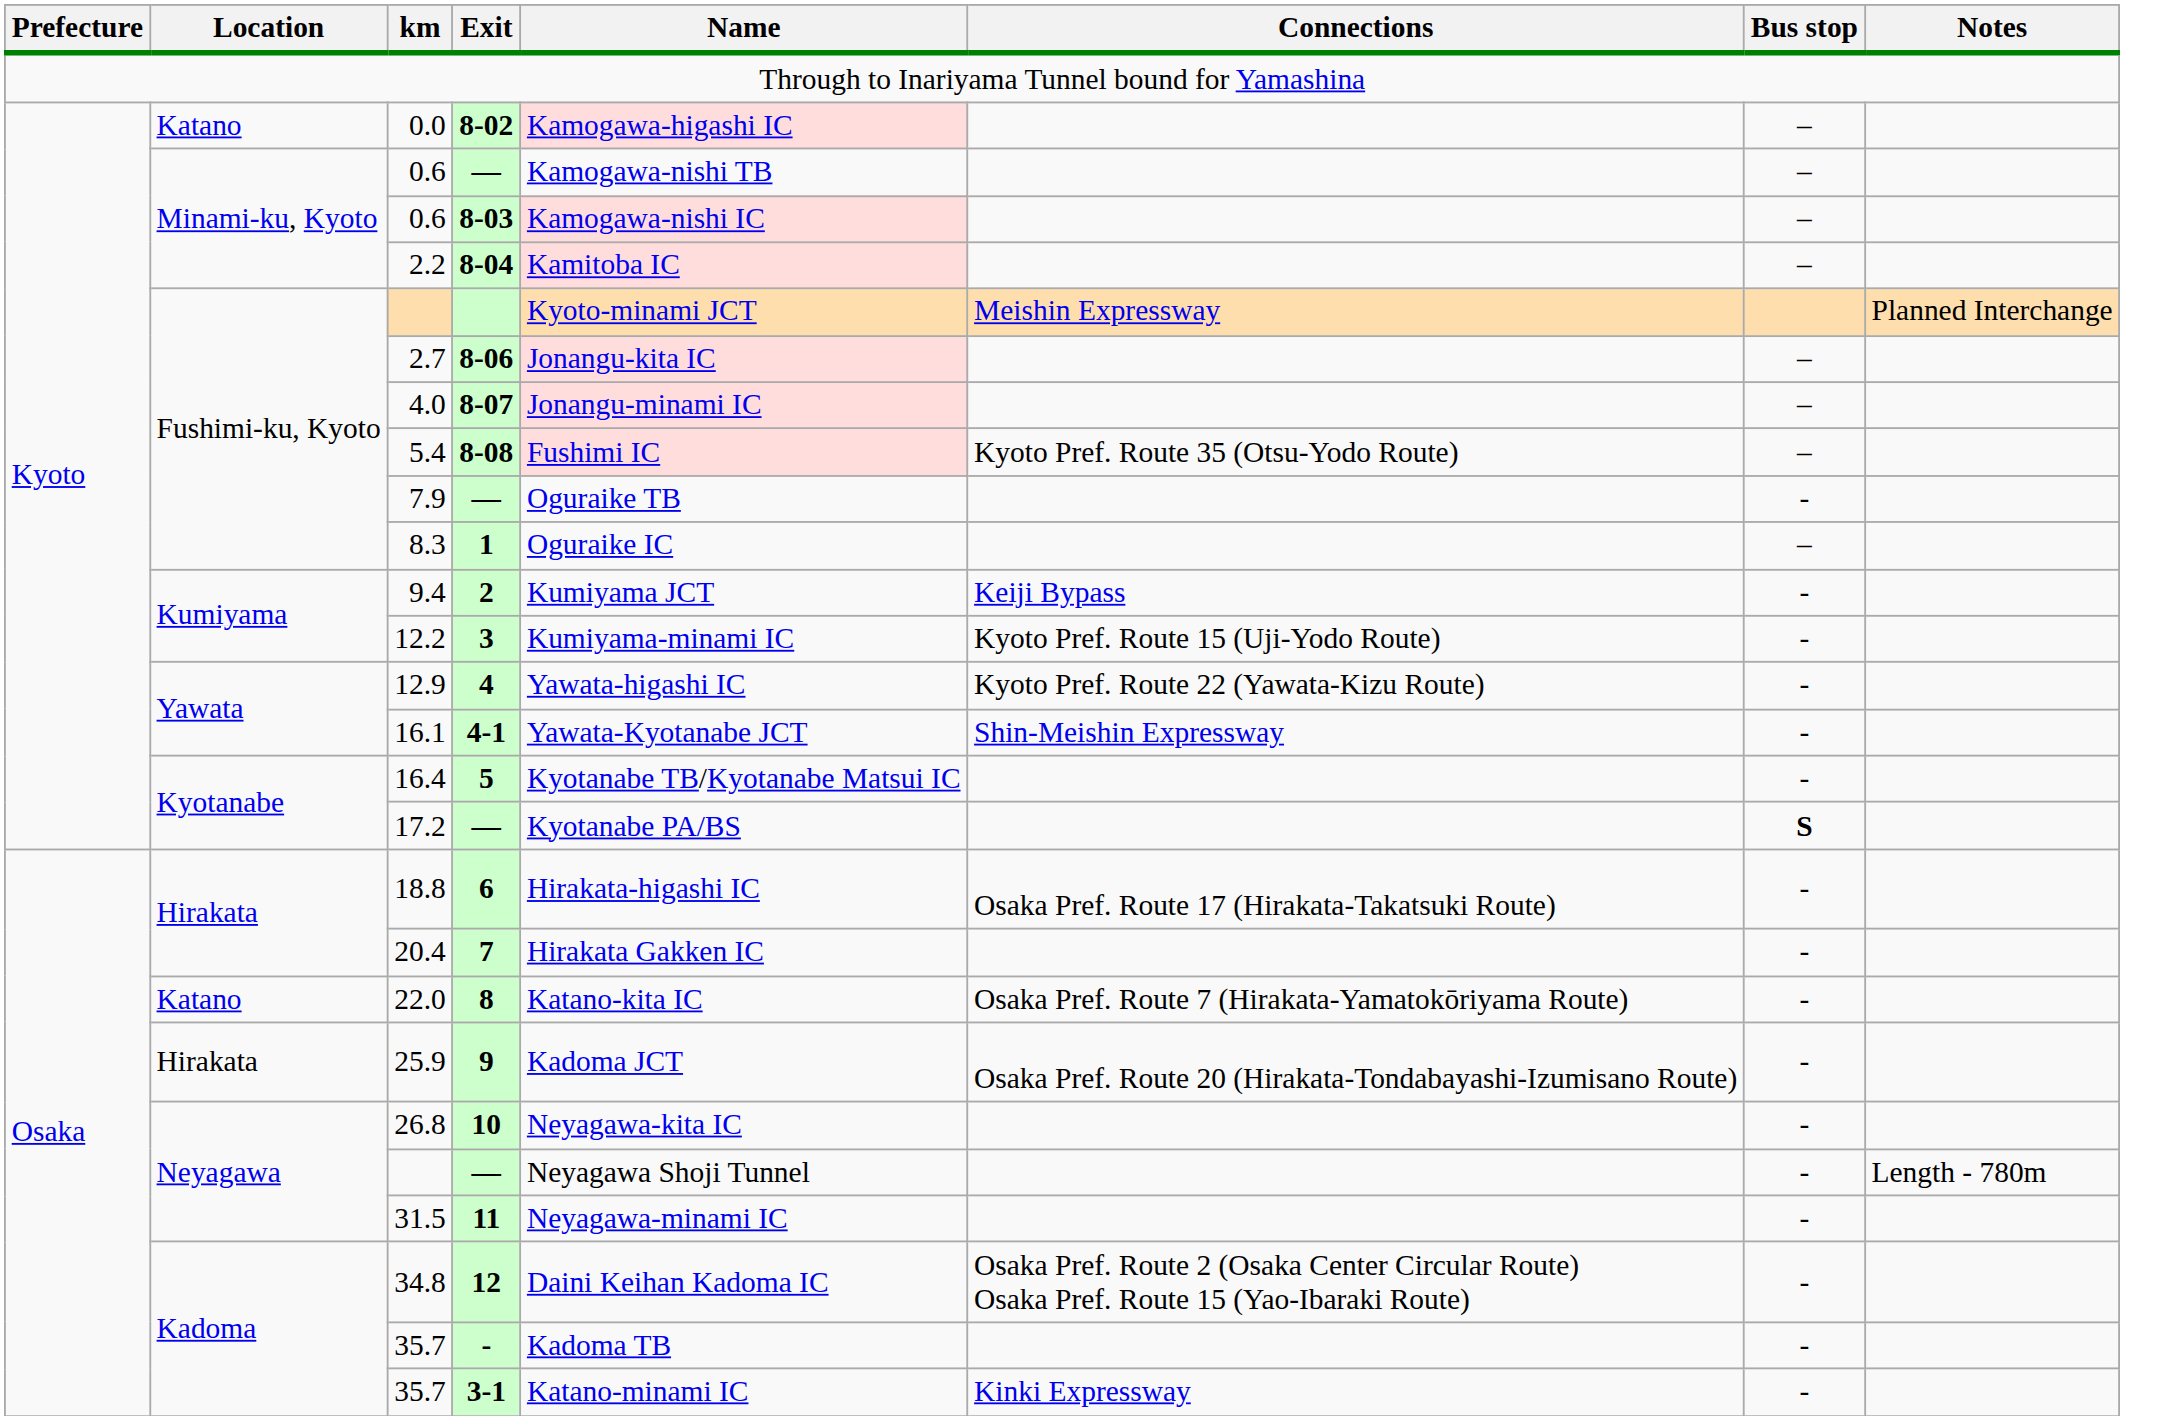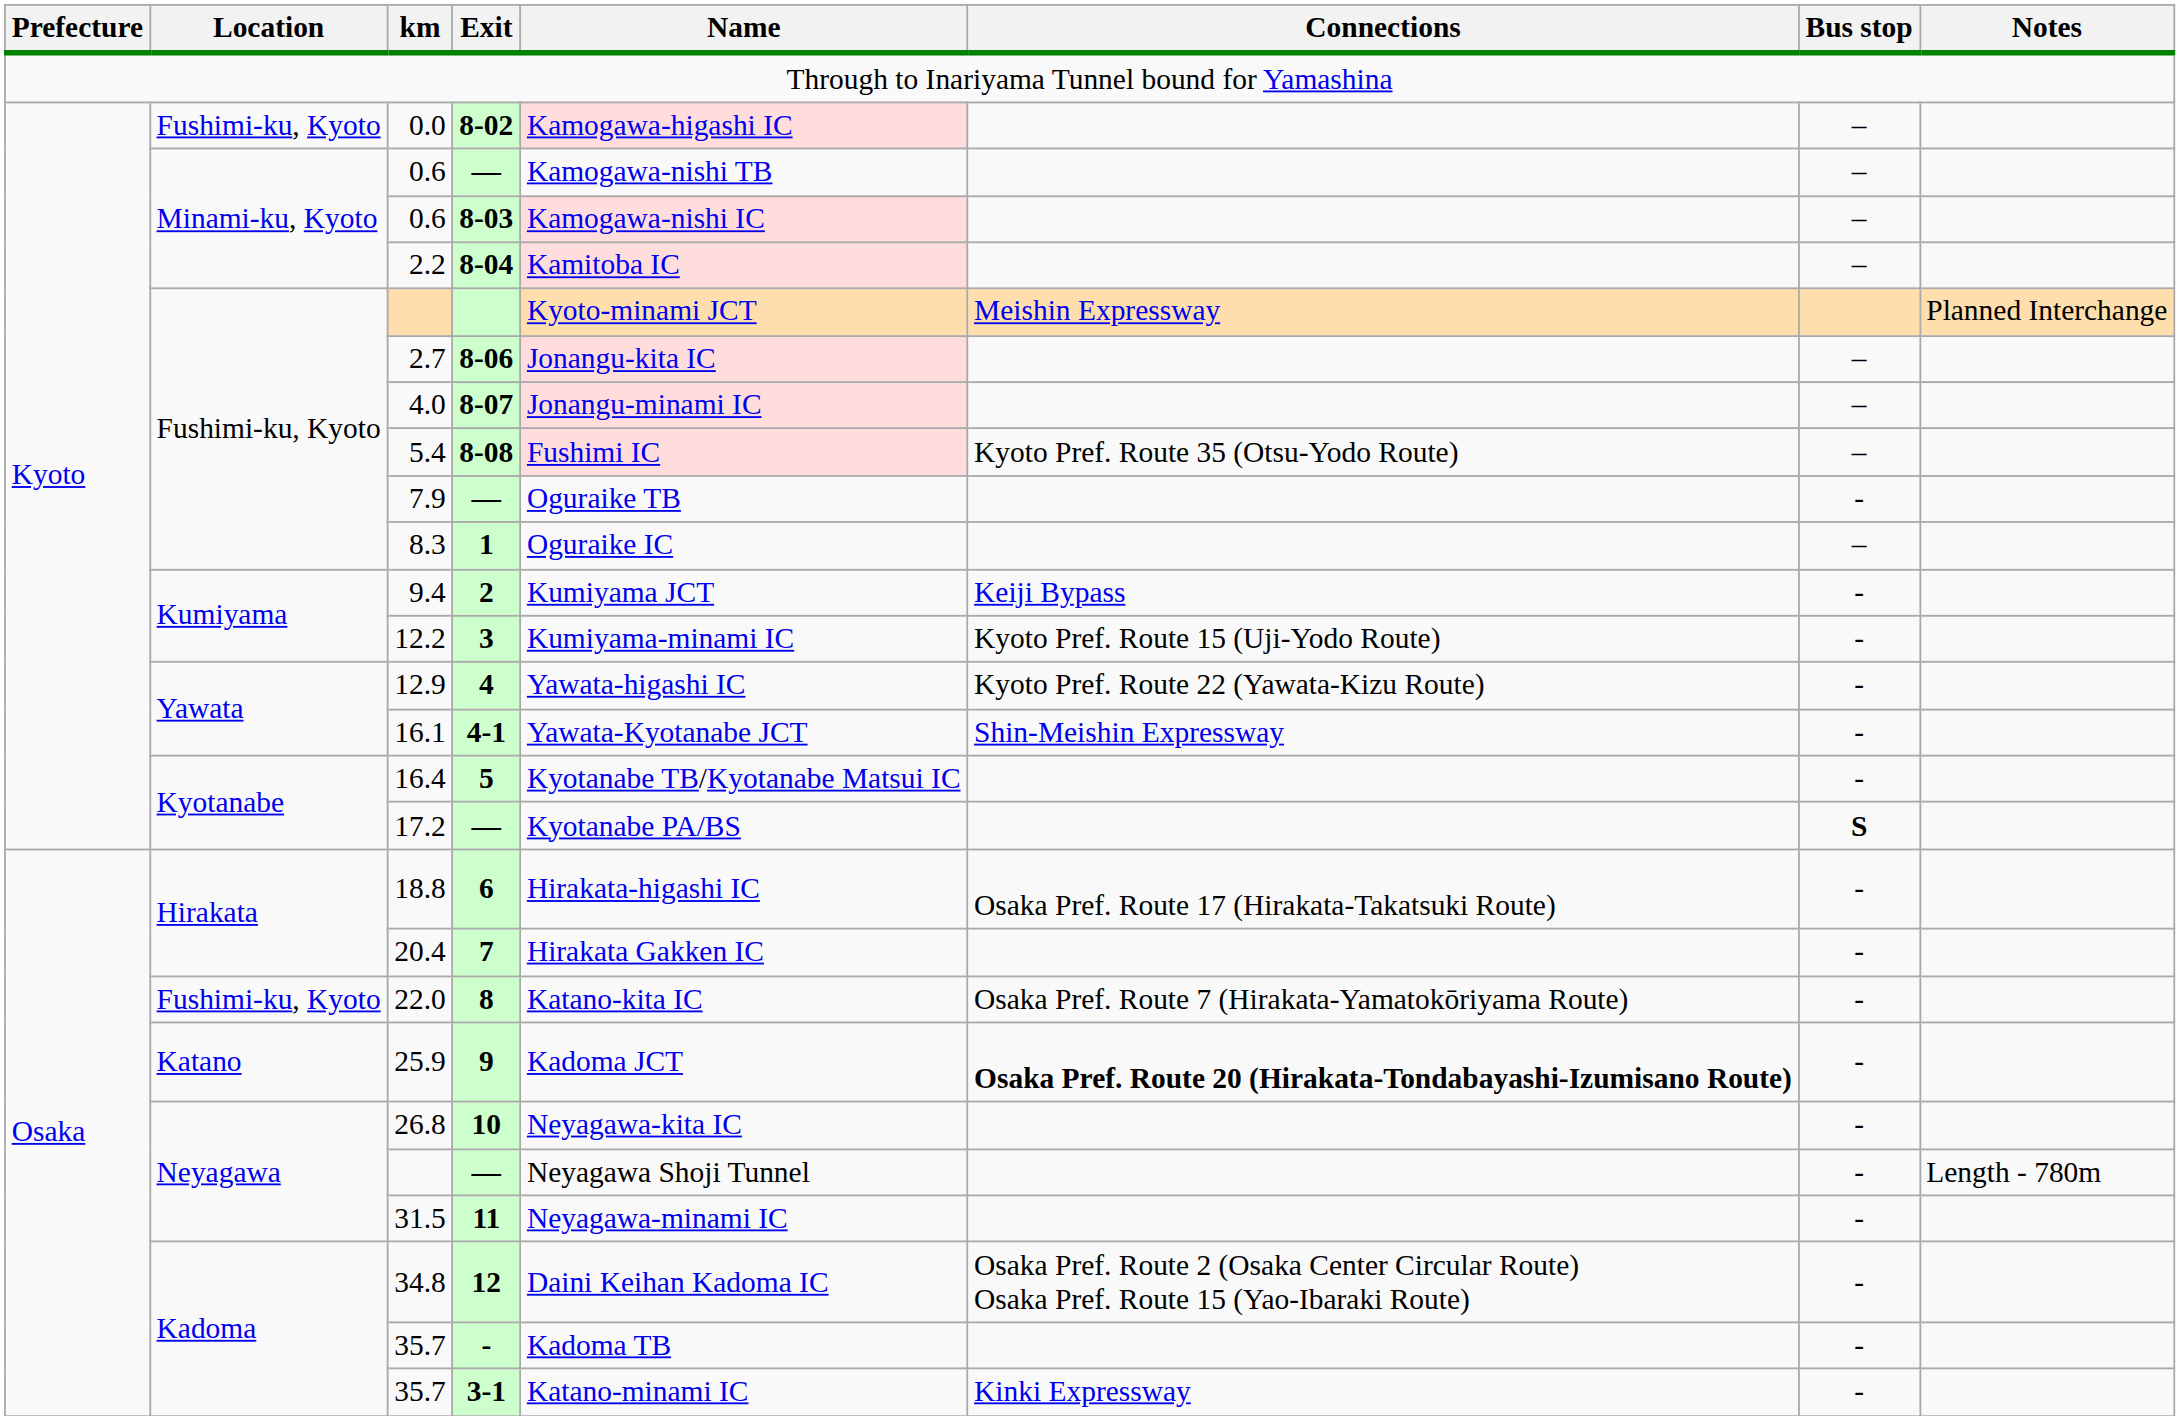(199, 124) Katano -> (269, 124) Fushimi-ku, Kyoto
(199, 998) Katano -> (269, 998) Fushimi-ku, Kyoto
(207, 1061) Hirakata -> (199, 1061) Katano
(1356, 1078) normal -> (1383, 1078) bold
